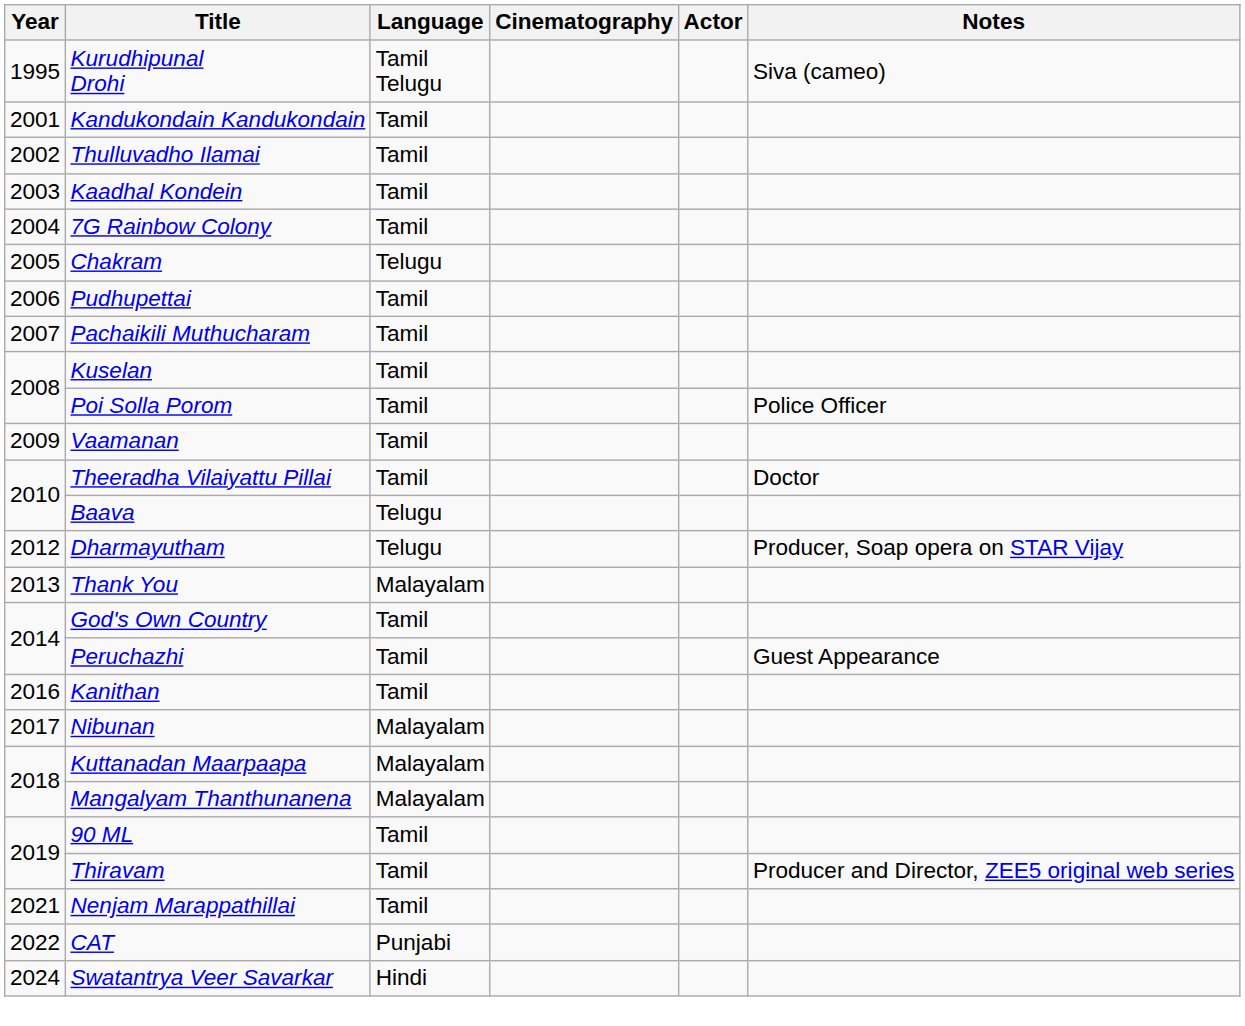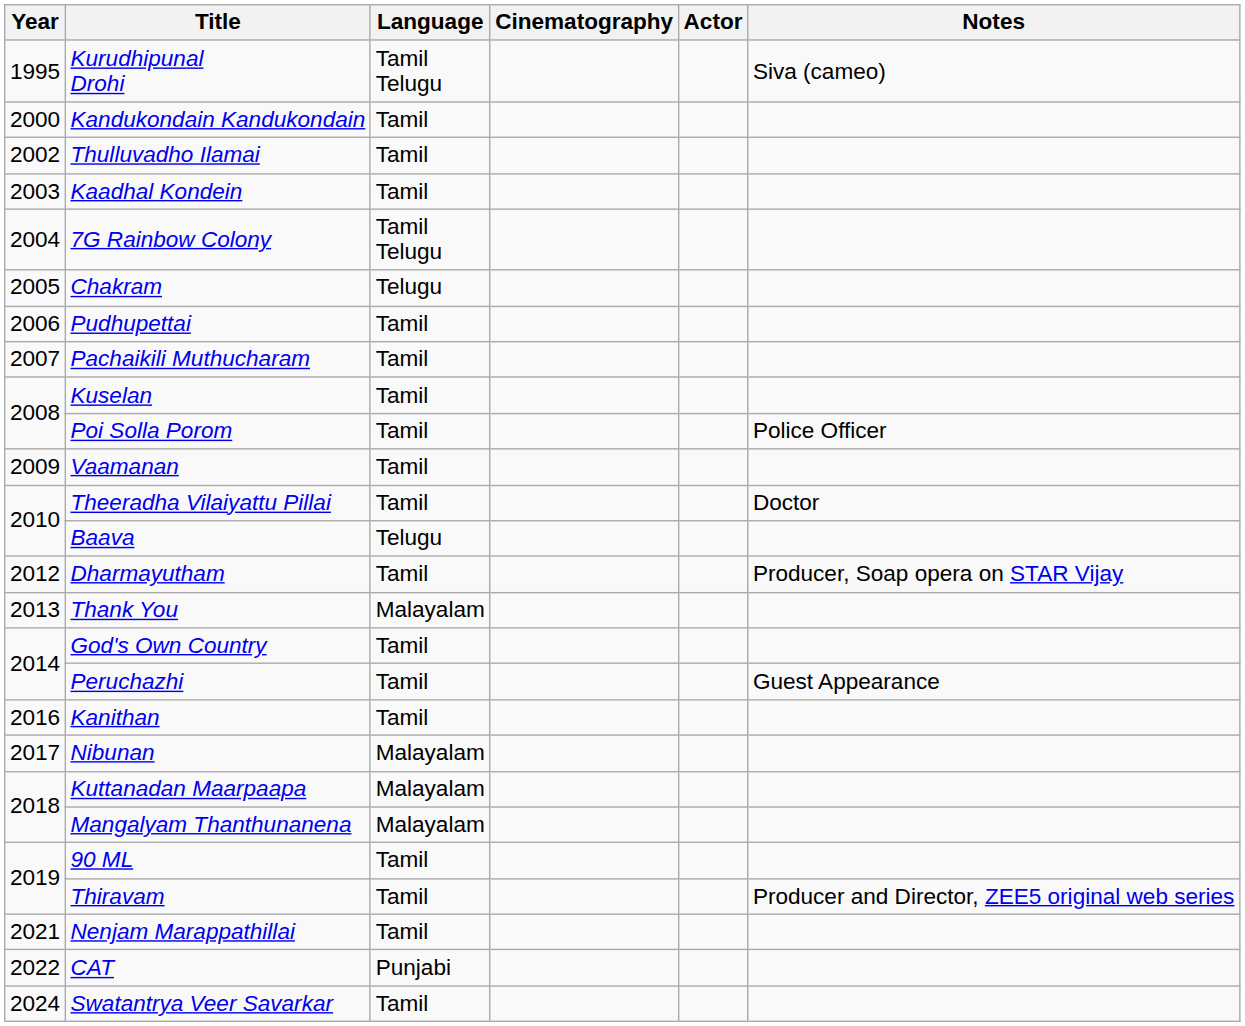(35, 119) 2001 -> (35, 119) 2000
(402, 226) Tamil -> (409, 239) Tamil Telugu
(409, 548) Telugu -> (402, 574) Tamil
(401, 978) Hindi -> (402, 1003) Tamil
